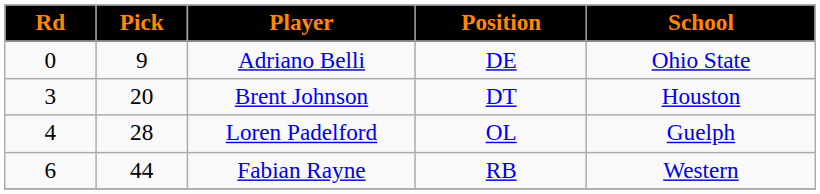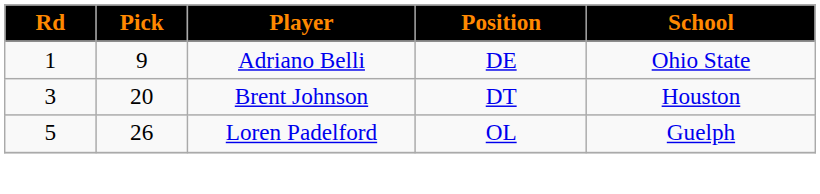(50, 59) 0 -> (50, 59) 1
(50, 133) 4 -> (50, 133) 5
(142, 133) 28 -> (142, 133) 26
- row: (301, 170)
